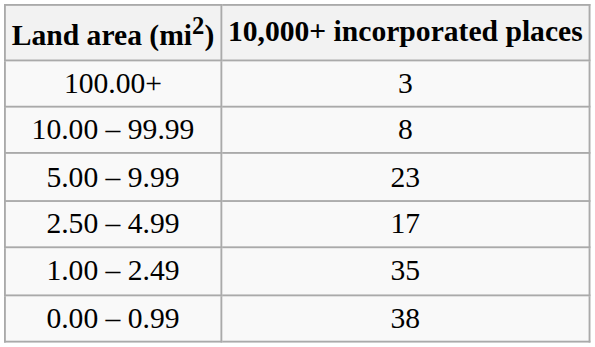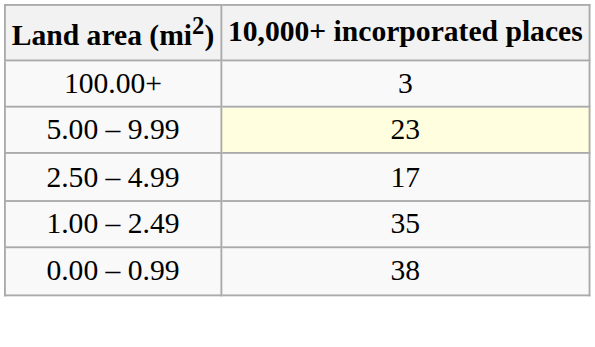- row: (113, 129)
(405, 176) no background -> (405, 129) lightyellow background
